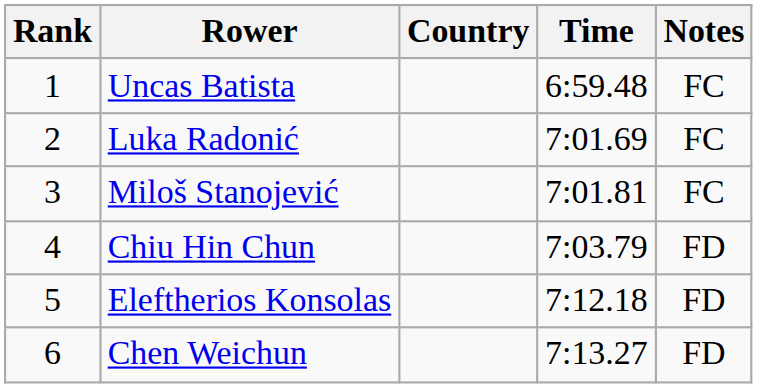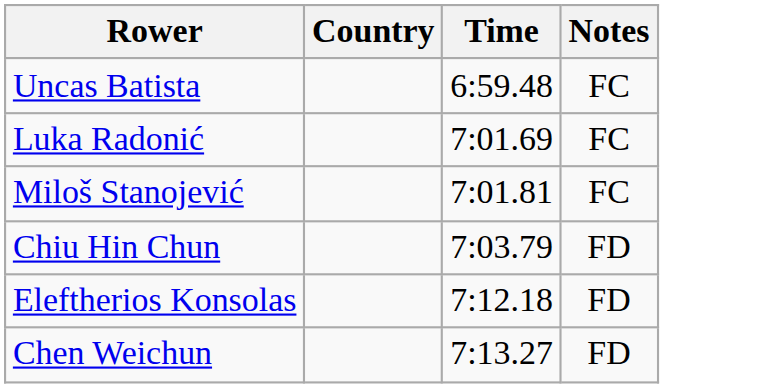- column: (52, 31)
